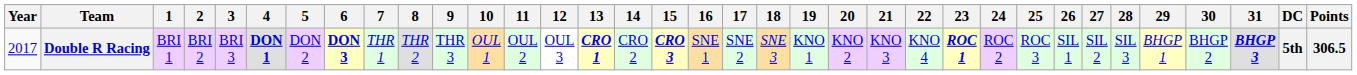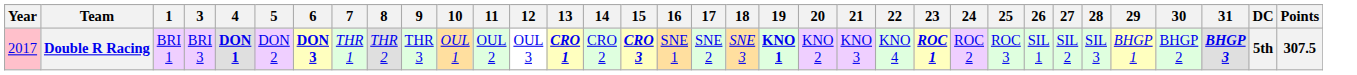- column: (200, 16)
(23, 48) no background -> (23, 48) pink background
(809, 48) normal -> (779, 48) bold
(1329, 48) 306.5 -> (1300, 48) 307.5
